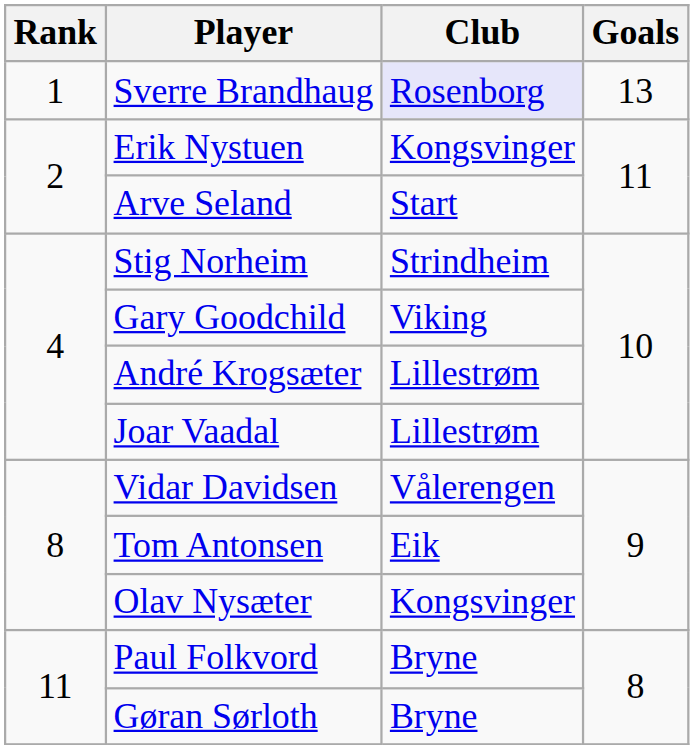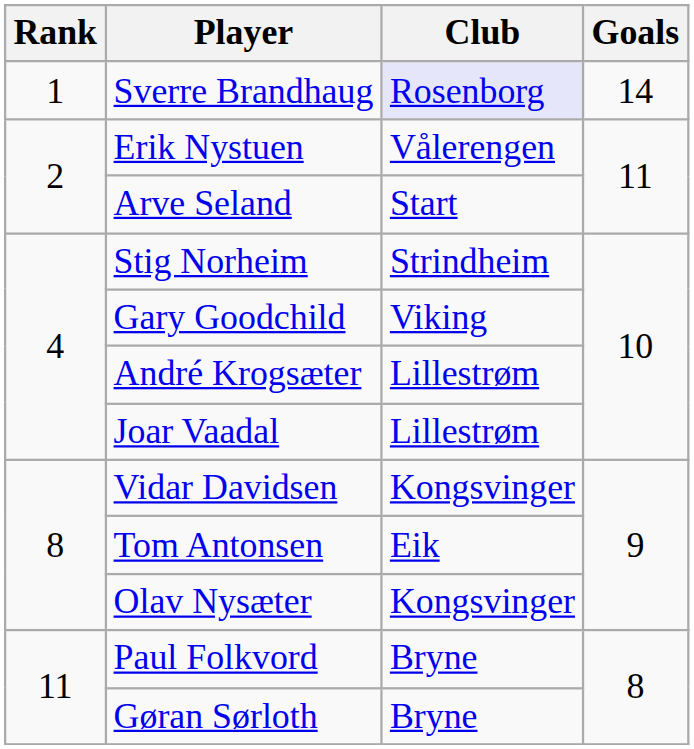(635, 89) 13 -> (635, 89) 14
(482, 146) Kongsvinger -> (472, 146) Vålerengen
(472, 487) Vålerengen -> (482, 487) Kongsvinger
